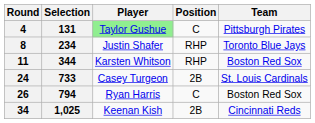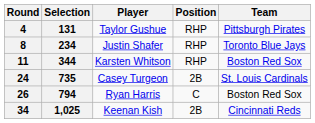(133, 29) lightgreen background -> (133, 29) no background
(196, 29) C -> (196, 29) RHP
(67, 78) 733 -> (67, 78) 735
